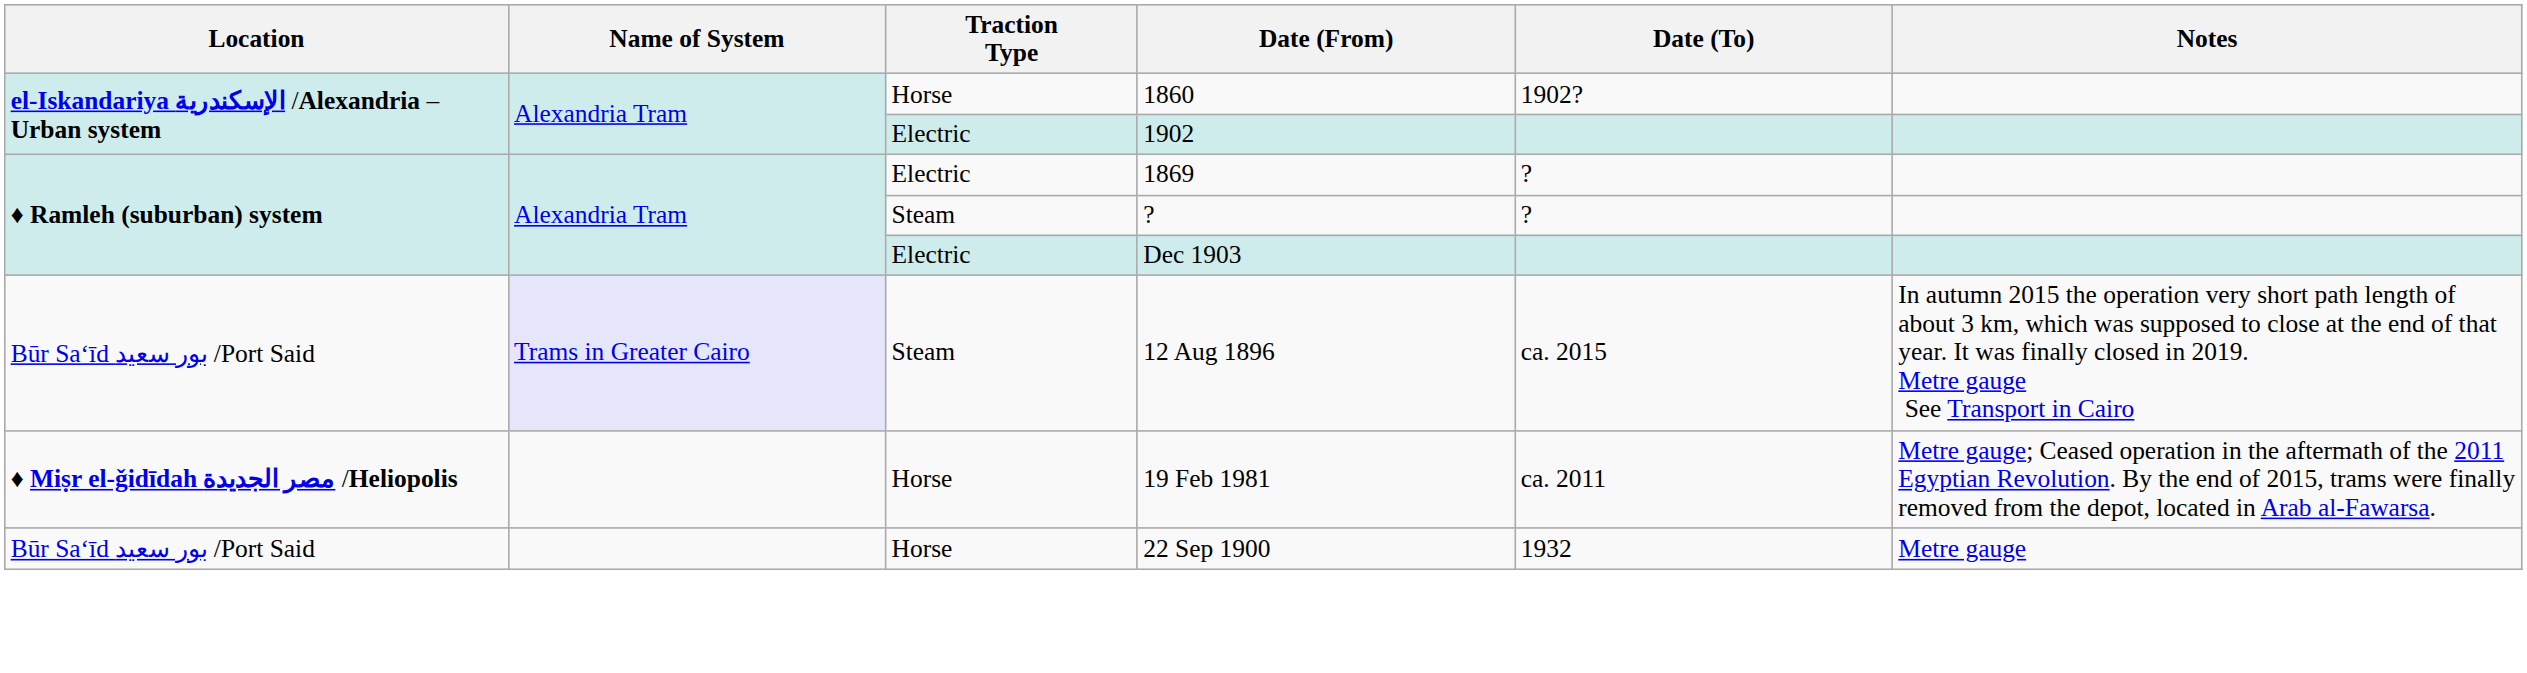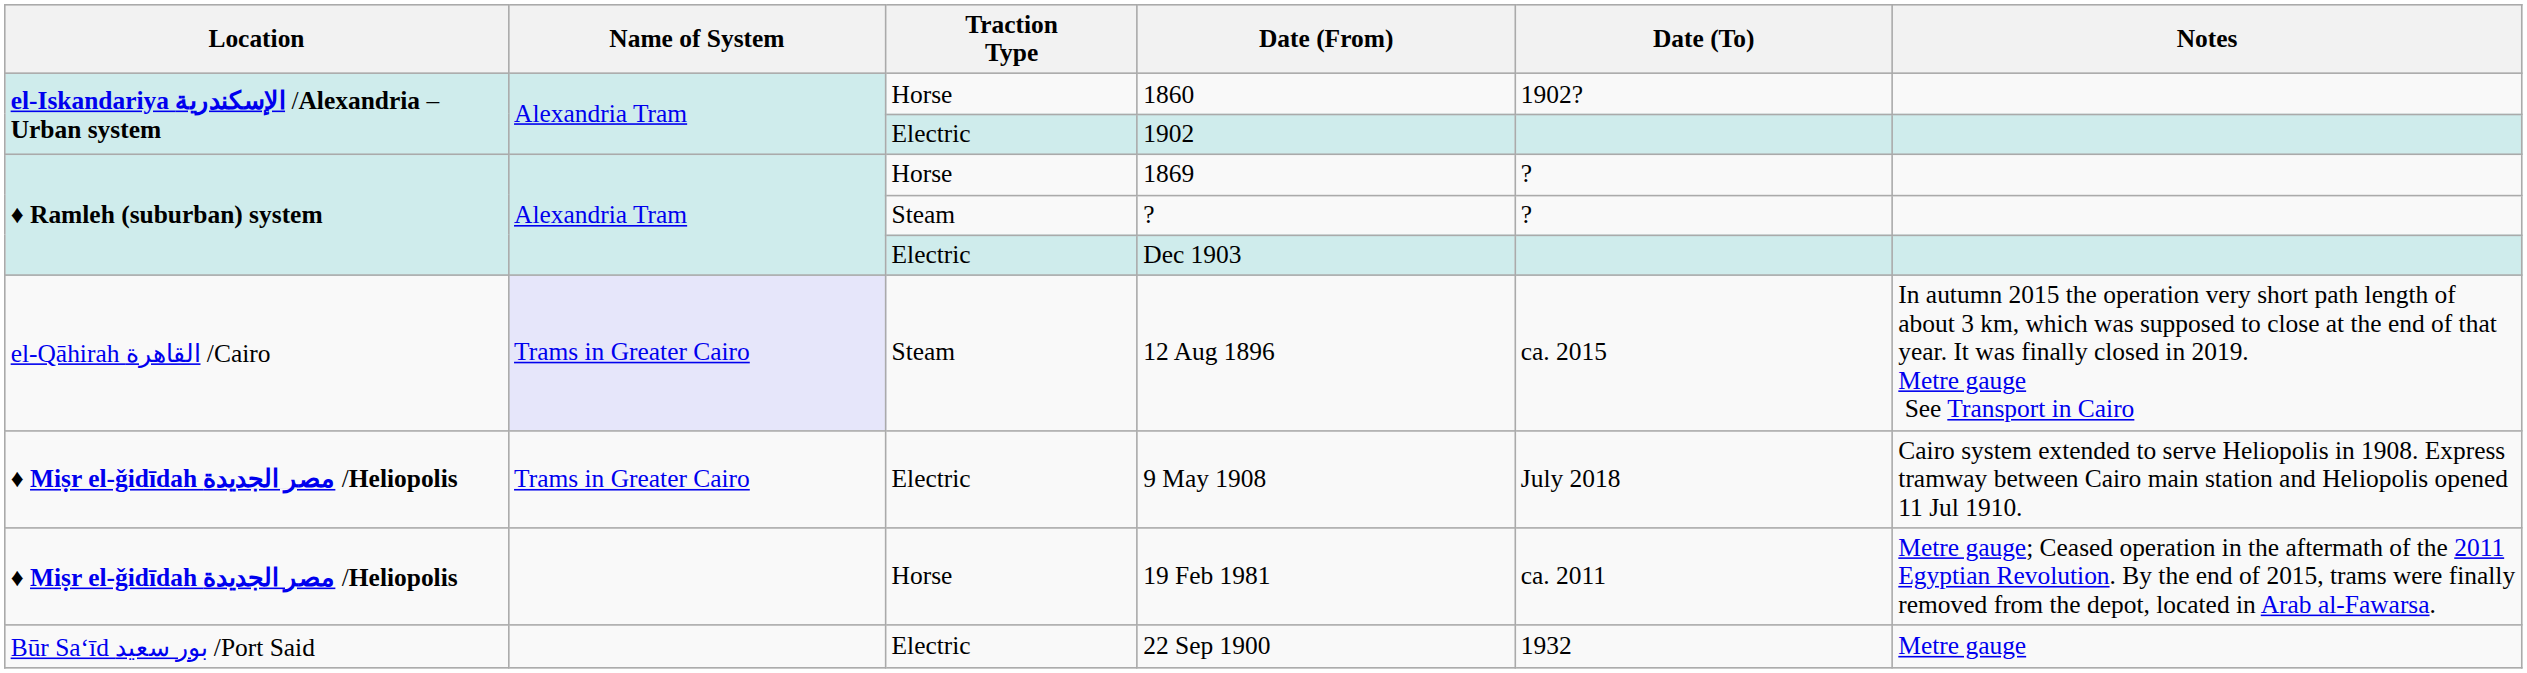(931, 174) Electric -> (922, 174) Horse
(163, 353) Būr Saʻīd بور سعيد /Port Said -> (141, 353) el-Qāhirah القاهرة /Cairo
+ row: (1205, 478)
(922, 548) Horse -> (931, 646) Electric
